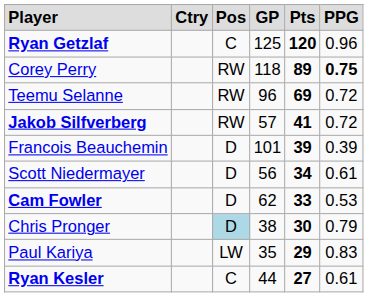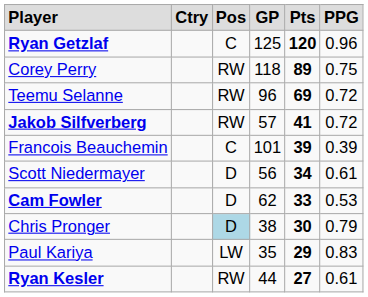(341, 69) bold -> (341, 69) normal
(231, 148) D -> (231, 148) C
(231, 278) C -> (231, 278) RW
